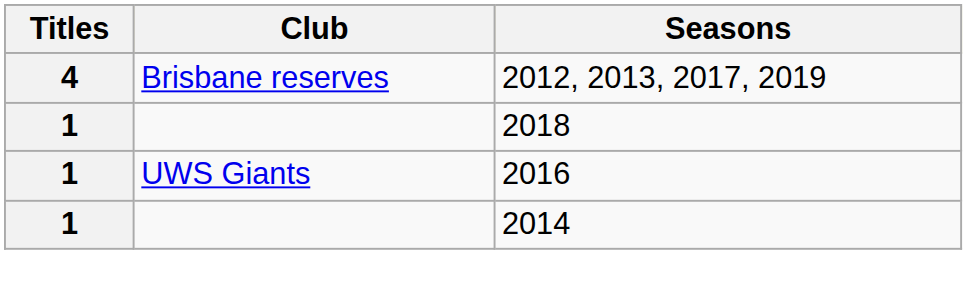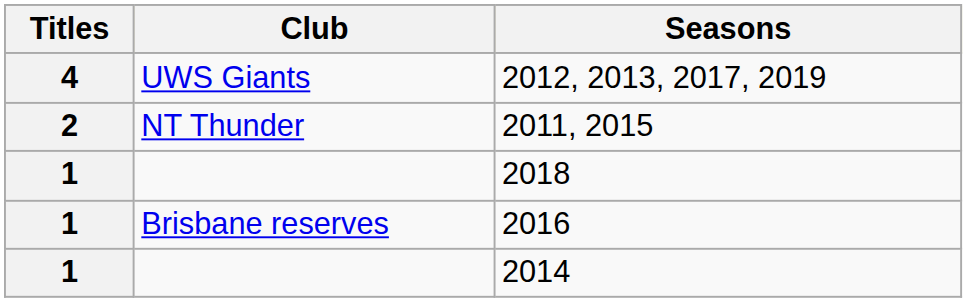(265, 77) Brisbane reserves -> (226, 77) UWS Giants
+ row: (578, 126)
(226, 175) UWS Giants -> (265, 223) Brisbane reserves
